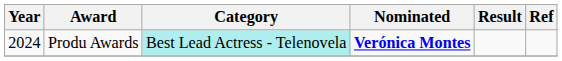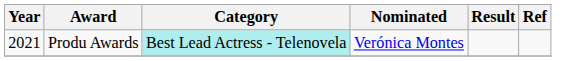(24, 42) 2024 -> (24, 42) 2021
(412, 42) bold -> (409, 42) normal
